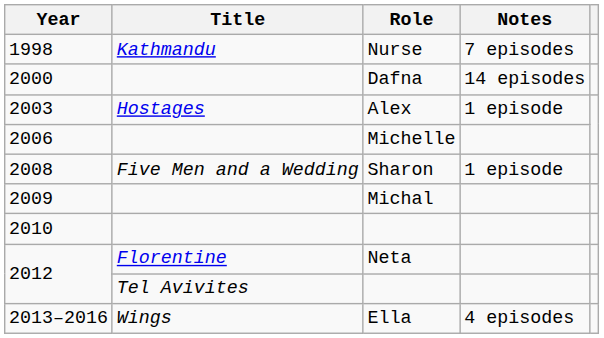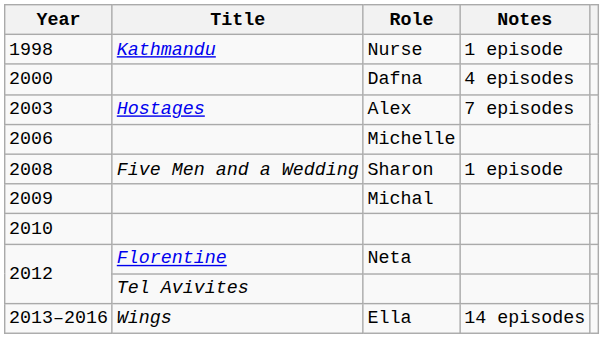(519, 50) 7 episodes -> (514, 50) 1 episode
(525, 79) 14 episodes -> (519, 79) 4 episodes
(514, 109) 1 episode -> (519, 109) 7 episodes
(519, 318) 4 episodes -> (525, 318) 14 episodes
